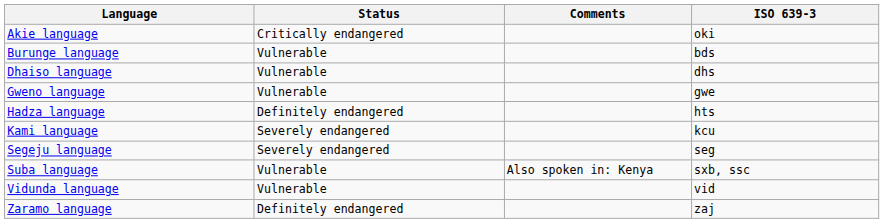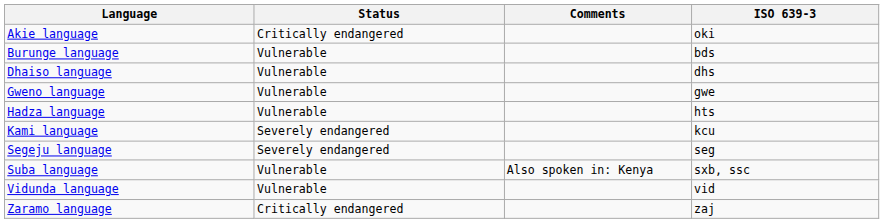(330, 112) Definitely endangered -> (292, 112) Vulnerable
(330, 209) Definitely endangered -> (330, 209) Critically endangered
